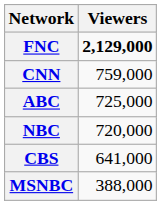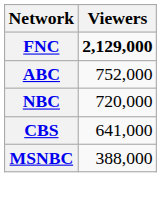- row: (41, 74)
(124, 102) 725,000 -> (124, 74) 752,000
